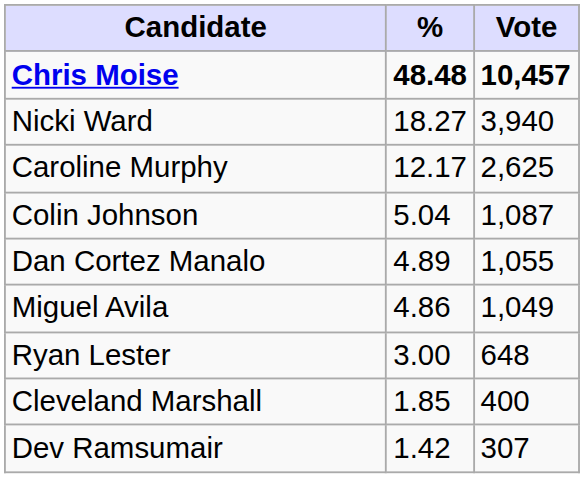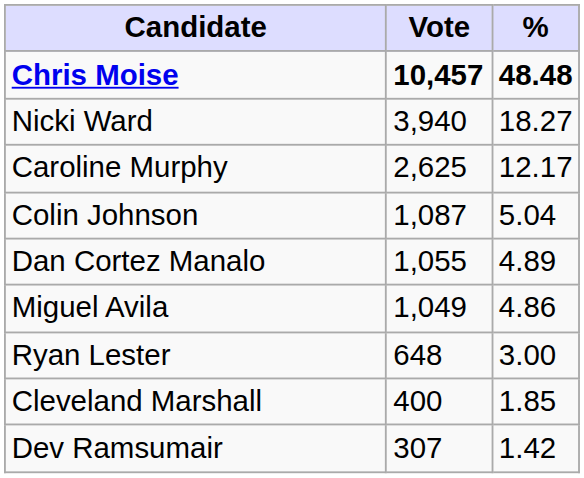columns swapped: (527, 27) <-> (430, 27)
